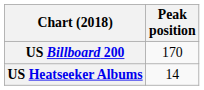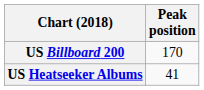(172, 74) 14 -> (172, 74) 41
